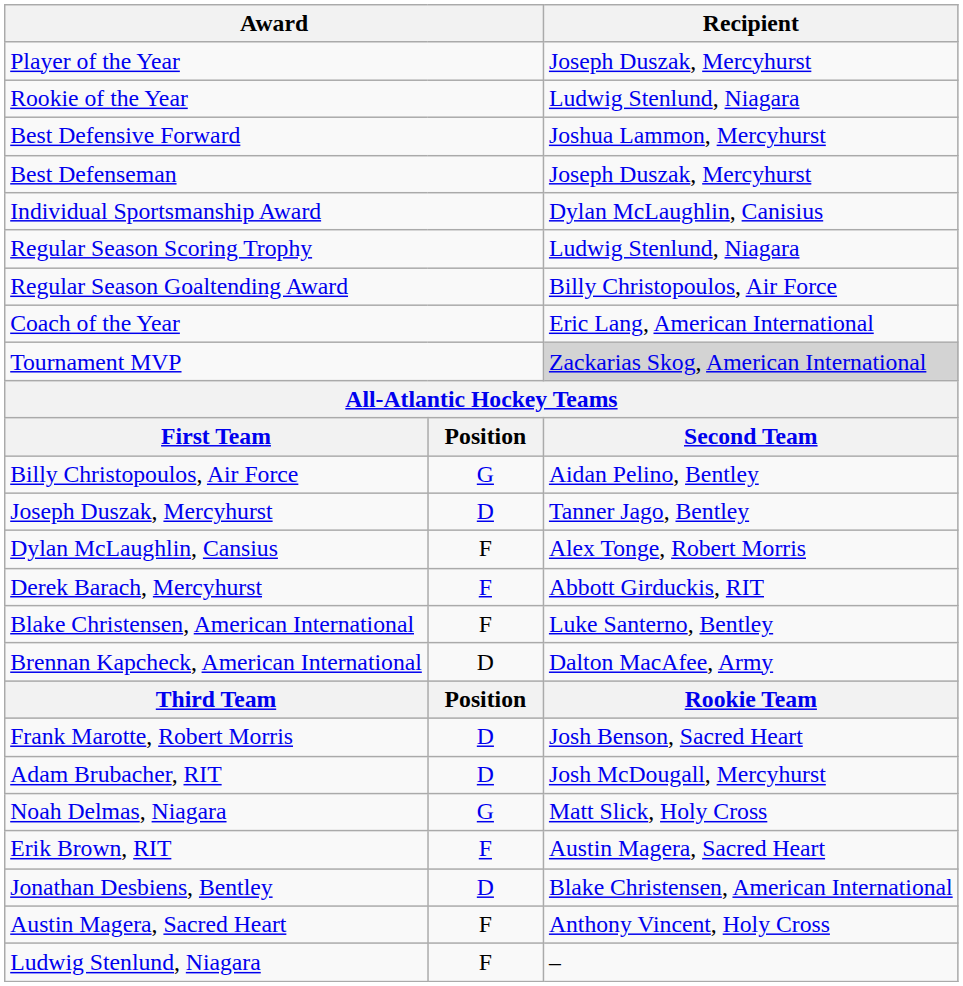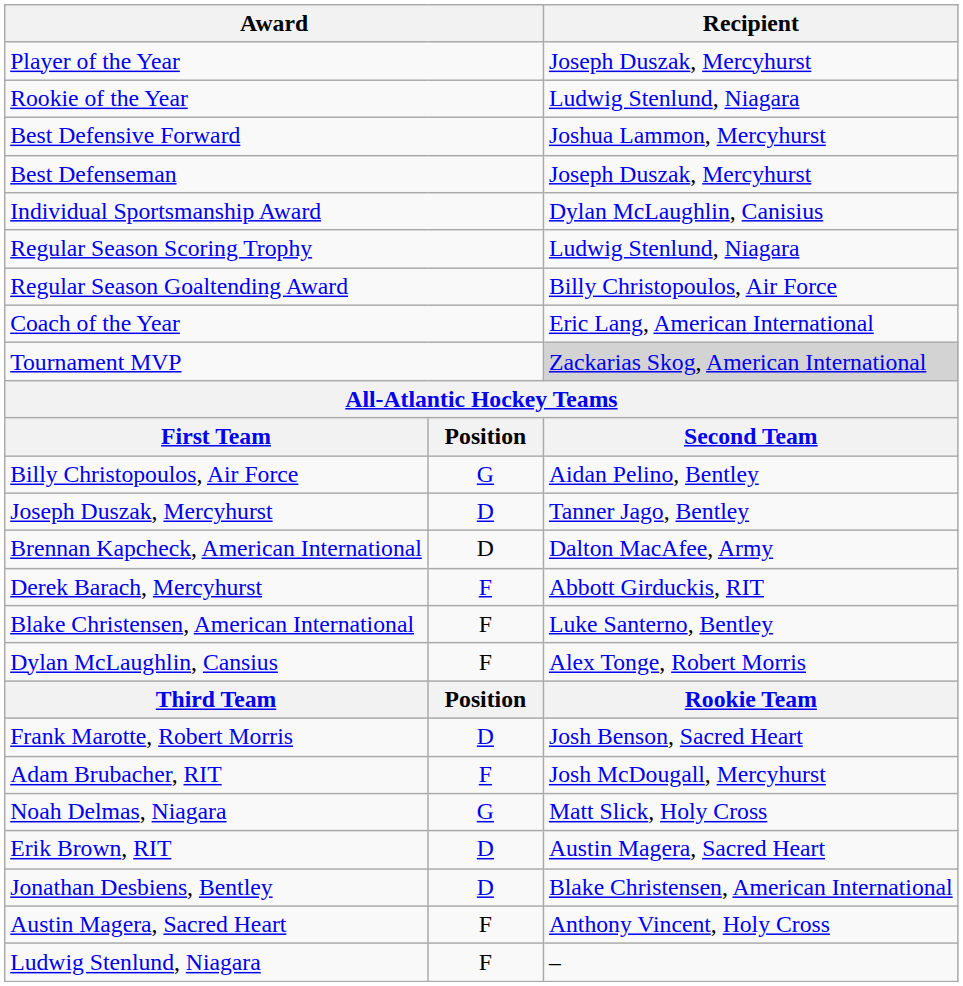rows swapped: (216, 661) <-> (144, 549)
(485, 774) D -> (485, 774) F
(485, 849) F -> (485, 849) D
